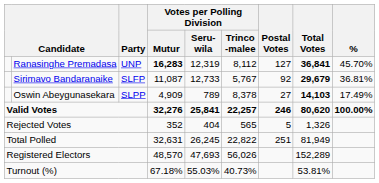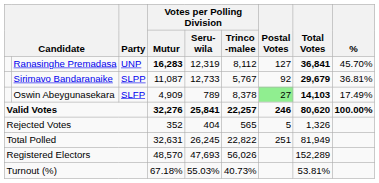(133, 79) SLFP -> (133, 79) SLPP
(133, 94) SLPP -> (133, 94) SLFP
(286, 94) no background -> (286, 94) lightgreen background
